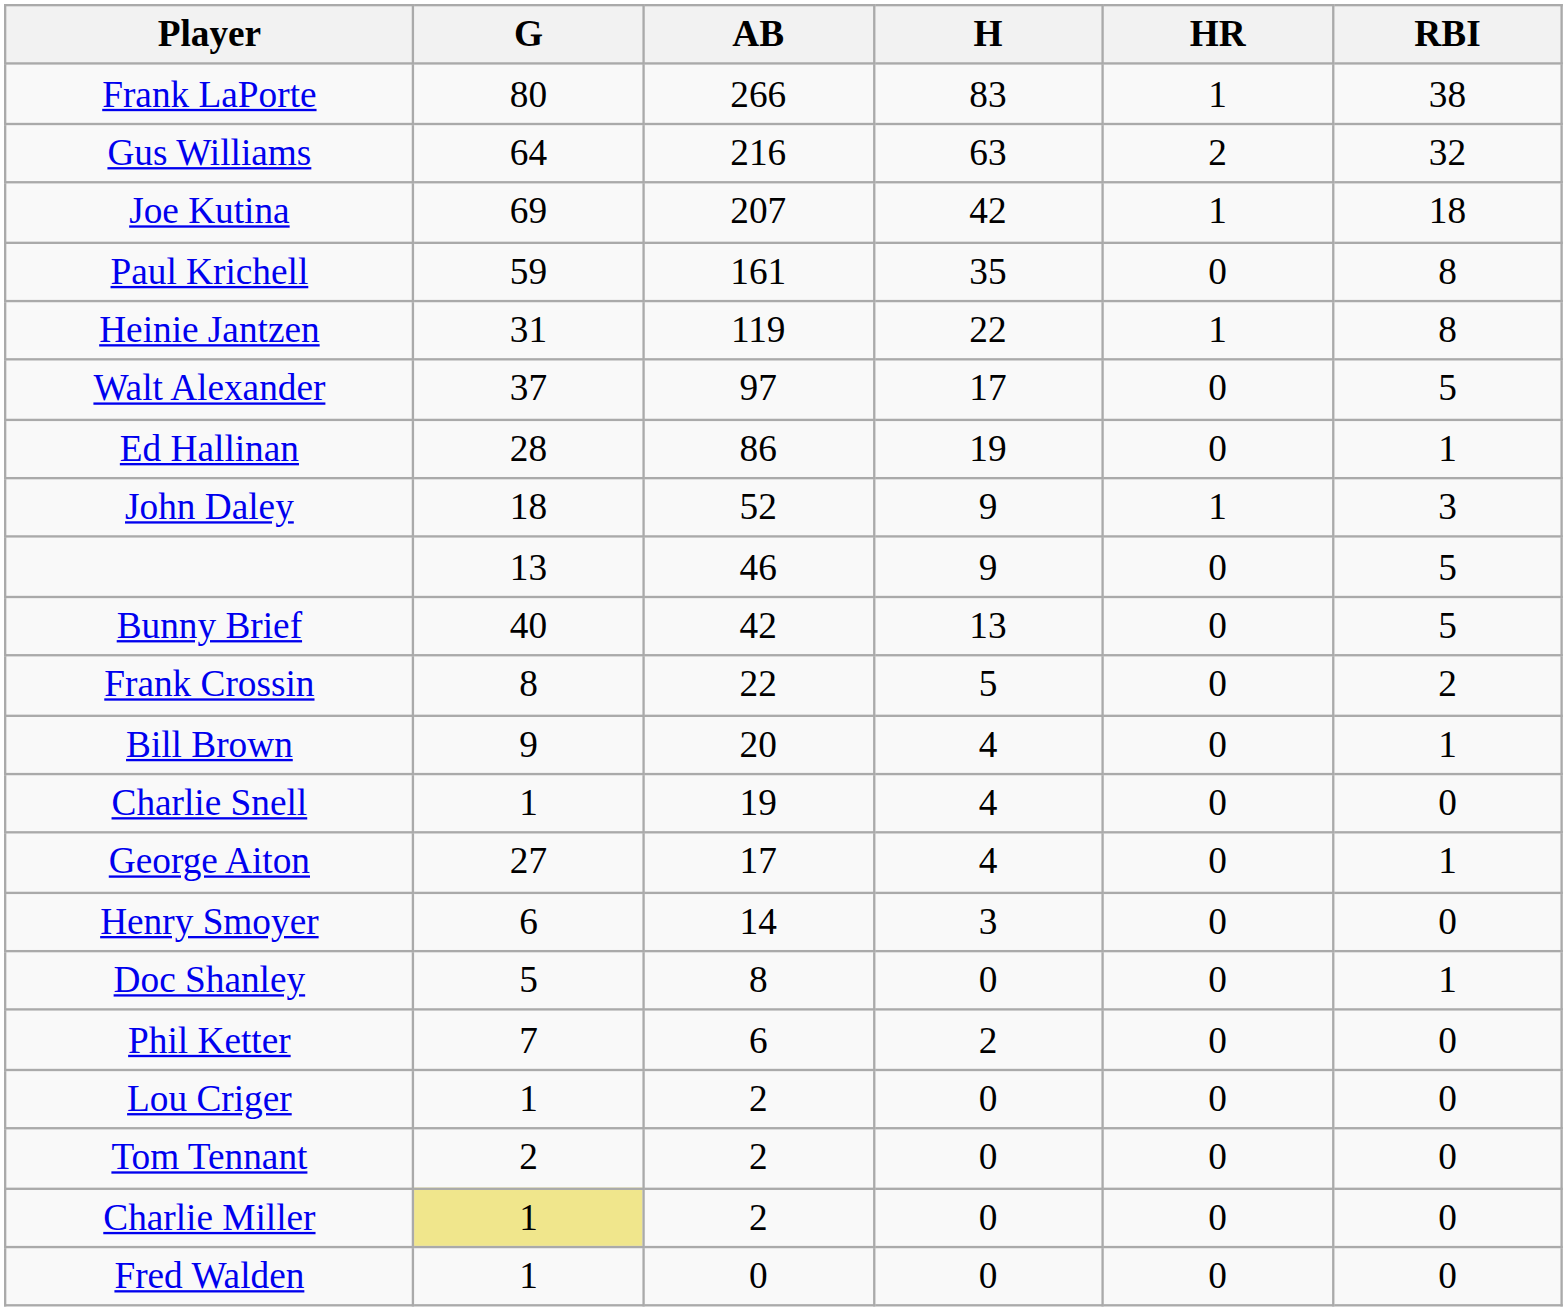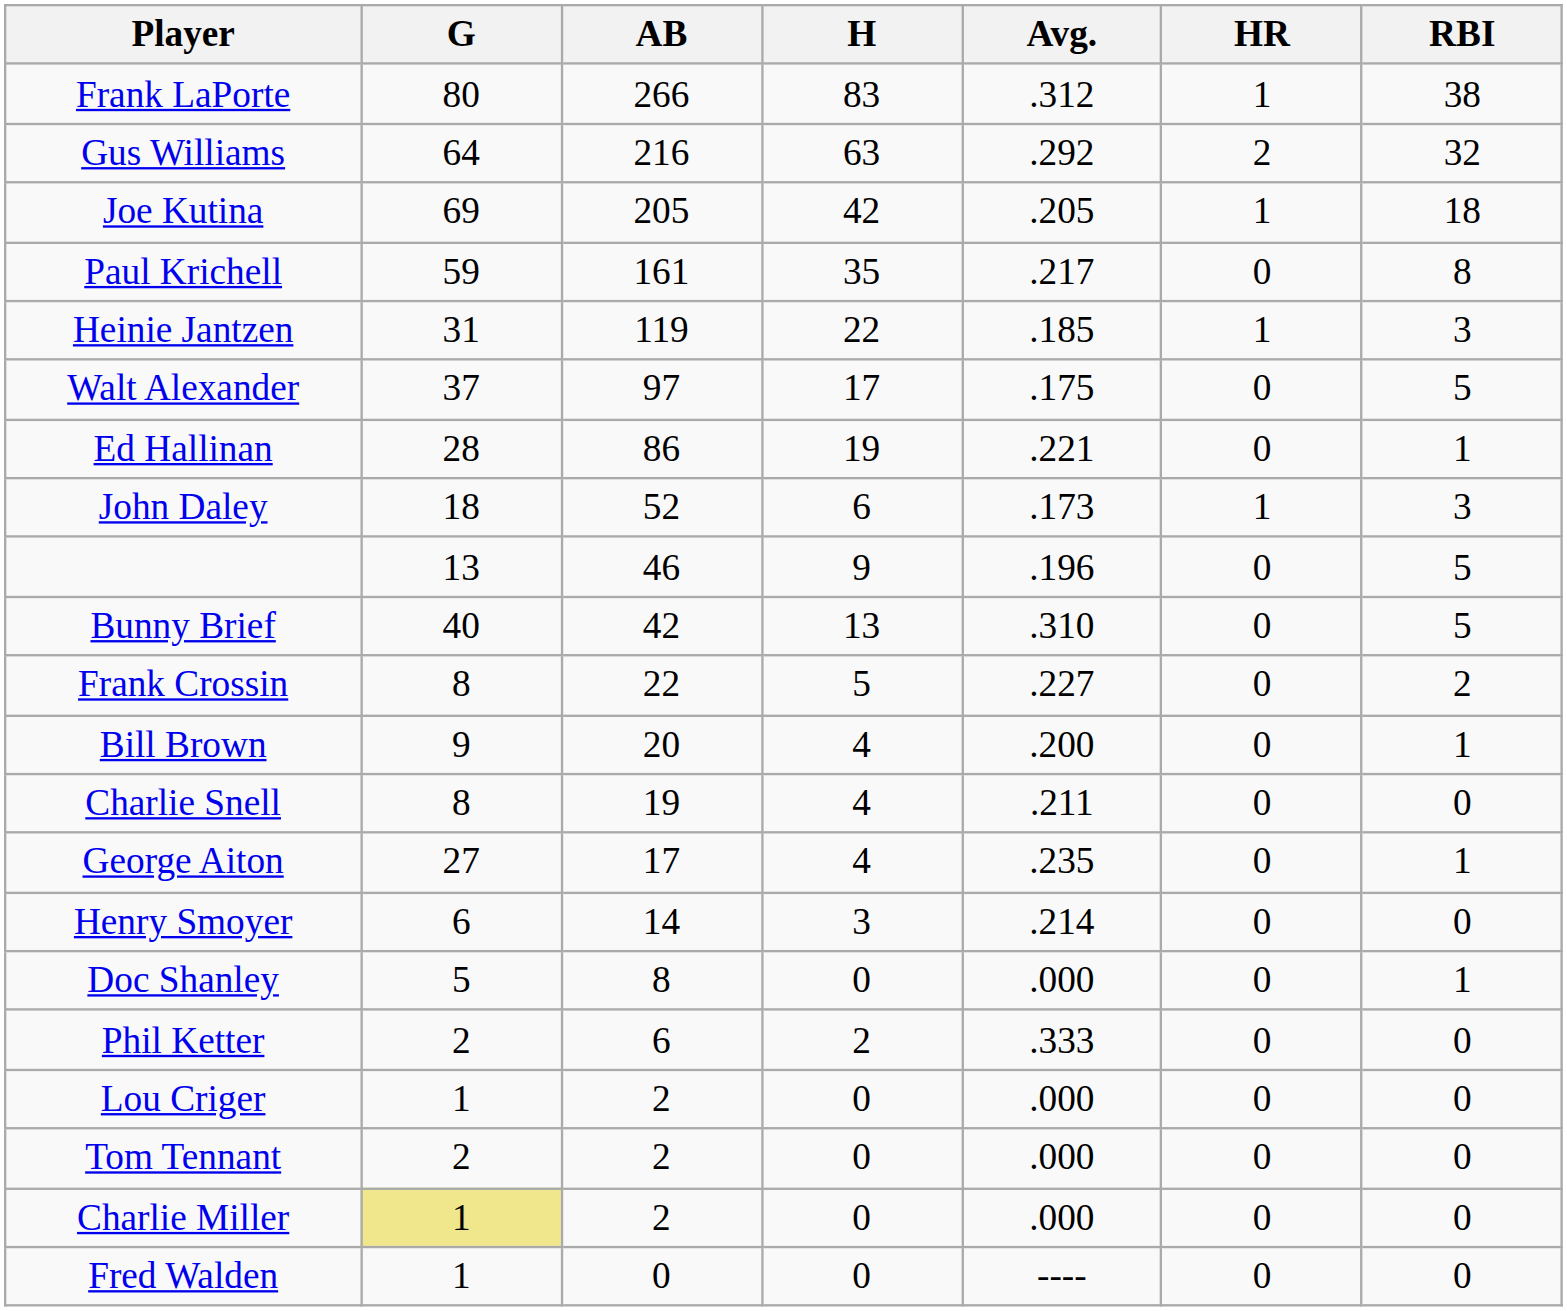+ column: (1062, 34)
(758, 211) 207 -> (661, 211) 205
(1447, 329) 8 -> (1462, 329) 3
(988, 507) 9 -> (862, 507) 6
(529, 802) 1 -> (461, 802) 8
(529, 1039) 7 -> (461, 1039) 2
